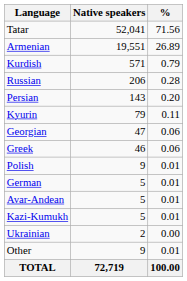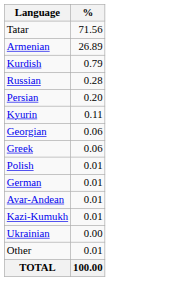- column: (109, 13)
